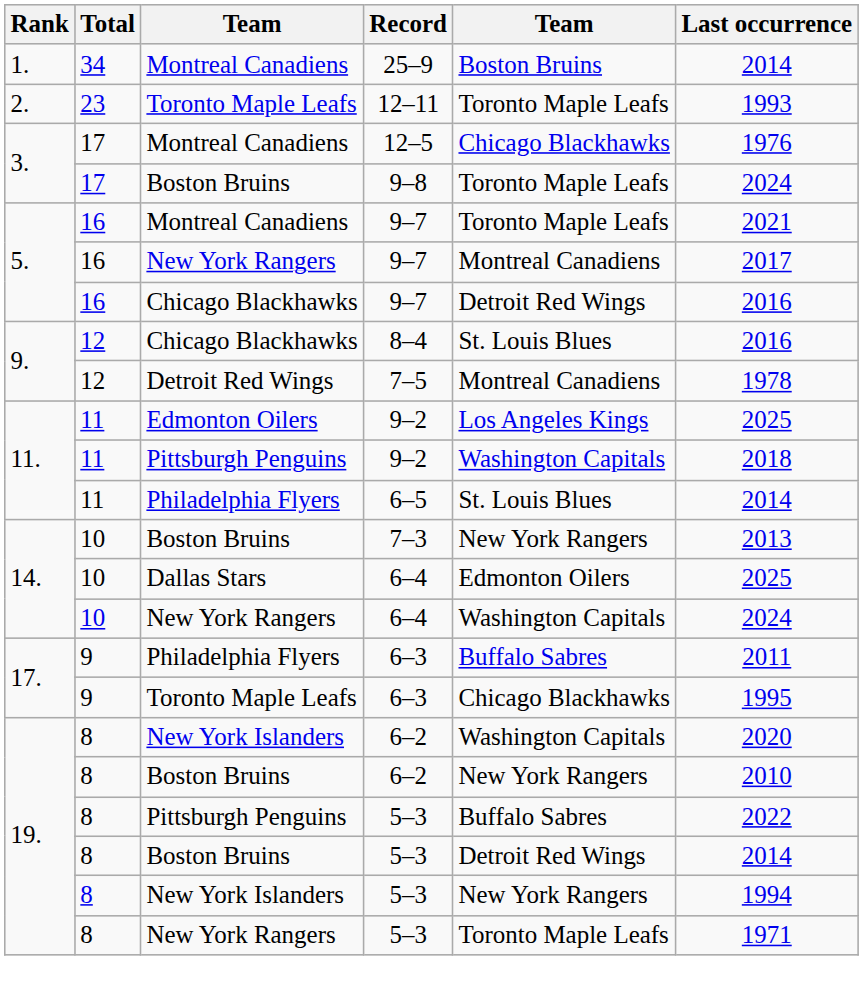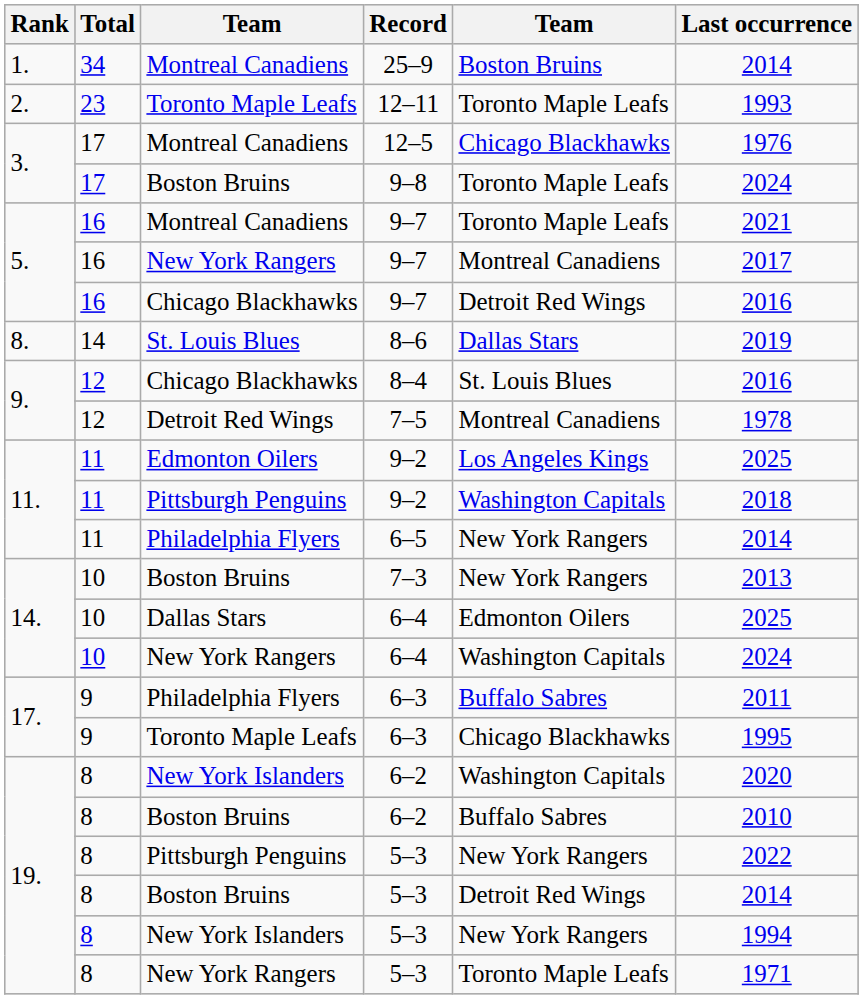+ row: (223, 340)
(535, 499) St. Louis Blues -> (553, 538) New York Rangers
(553, 776) New York Rangers -> (533, 815) Buffalo Sabres
(533, 815) Buffalo Sabres -> (553, 855) New York Rangers
